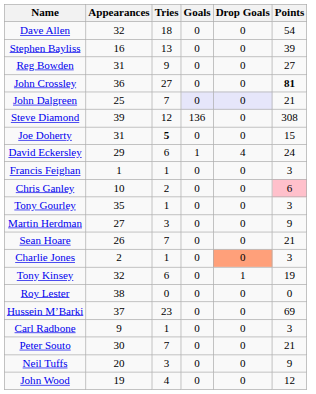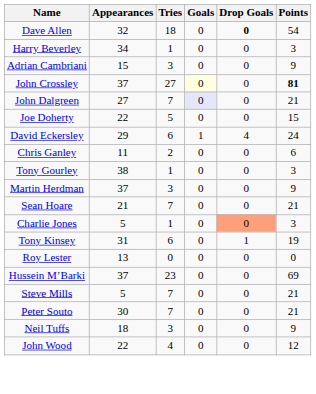(243, 30) normal -> (246, 30) bold
- row: (45, 48)
+ row: (47, 48)
- row: (45, 65)
+ row: (47, 65)
(119, 83) 36 -> (123, 83) 37
(197, 83) no background -> (201, 83) lightyellow background
(119, 100) 25 -> (123, 100) 27
(243, 100) lavender background -> (246, 100) no background
- row: (45, 118)
(119, 135) 31 -> (123, 118) 22
(167, 135) bold -> (170, 118) normal
- row: (45, 170)
(119, 188) 10 -> (123, 153) 11
(290, 188) pink background -> (293, 153) no background
(119, 205) 35 -> (123, 170) 38
(119, 223) 27 -> (123, 188) 37
(119, 240) 26 -> (123, 205) 21
(119, 258) 2 -> (123, 223) 5
(119, 275) 32 -> (123, 240) 31
(119, 293) 38 -> (123, 258) 13
+ row: (47, 293)
- row: (45, 328)
(119, 363) 20 -> (123, 328) 18
(119, 380) 19 -> (123, 345) 22
